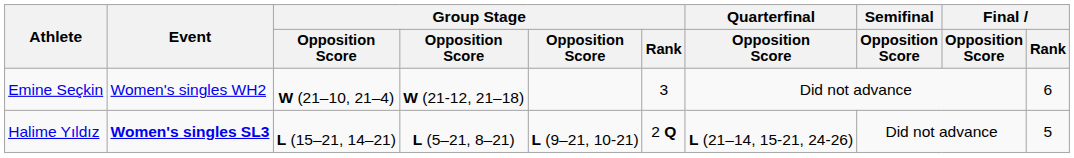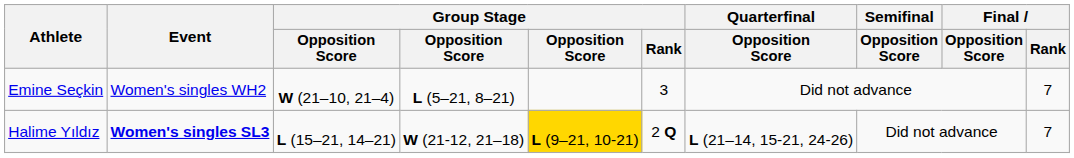(464, 98) W (21-12, 21–18) -> (464, 98) L (5–21, 8–21)
(1048, 90) 6 -> (1048, 90) 7
(464, 140) L (5–21, 8–21) -> (464, 140) W (21-12, 21–18)
(585, 140) no background -> (585, 140) gold background
(1048, 132) 5 -> (1048, 132) 7
